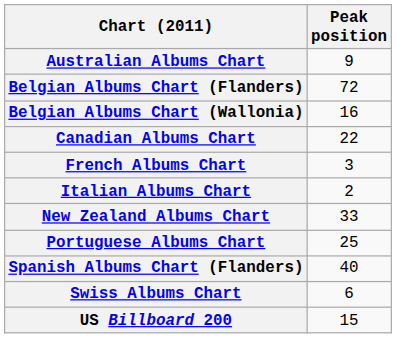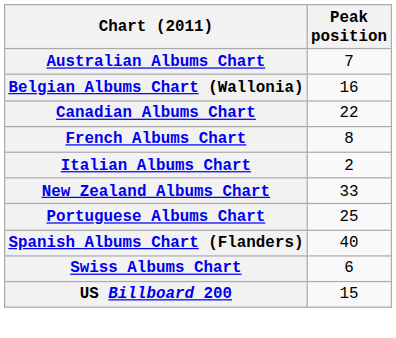(349, 62) 9 -> (349, 62) 7
- row: (156, 88)
(349, 165) 3 -> (349, 139) 8
